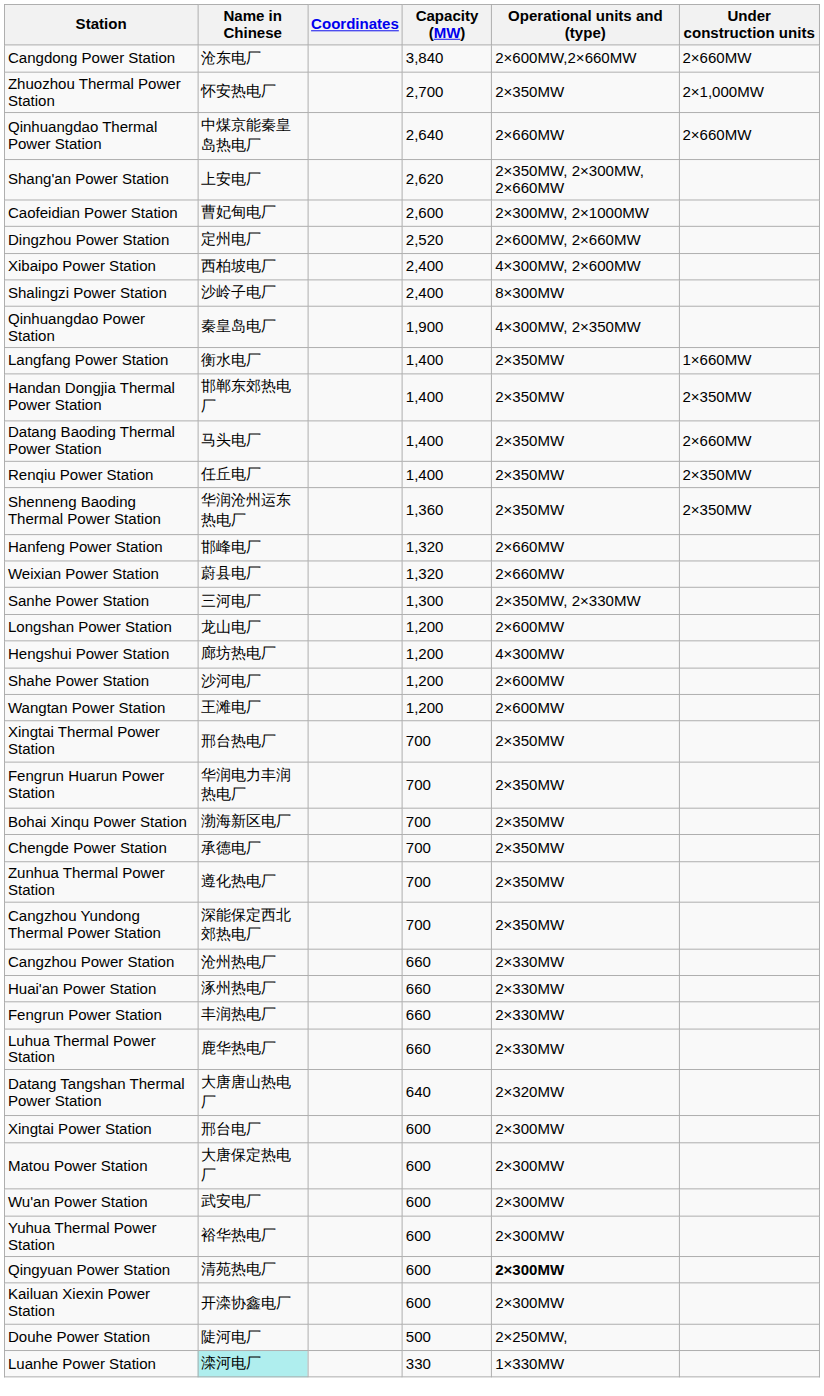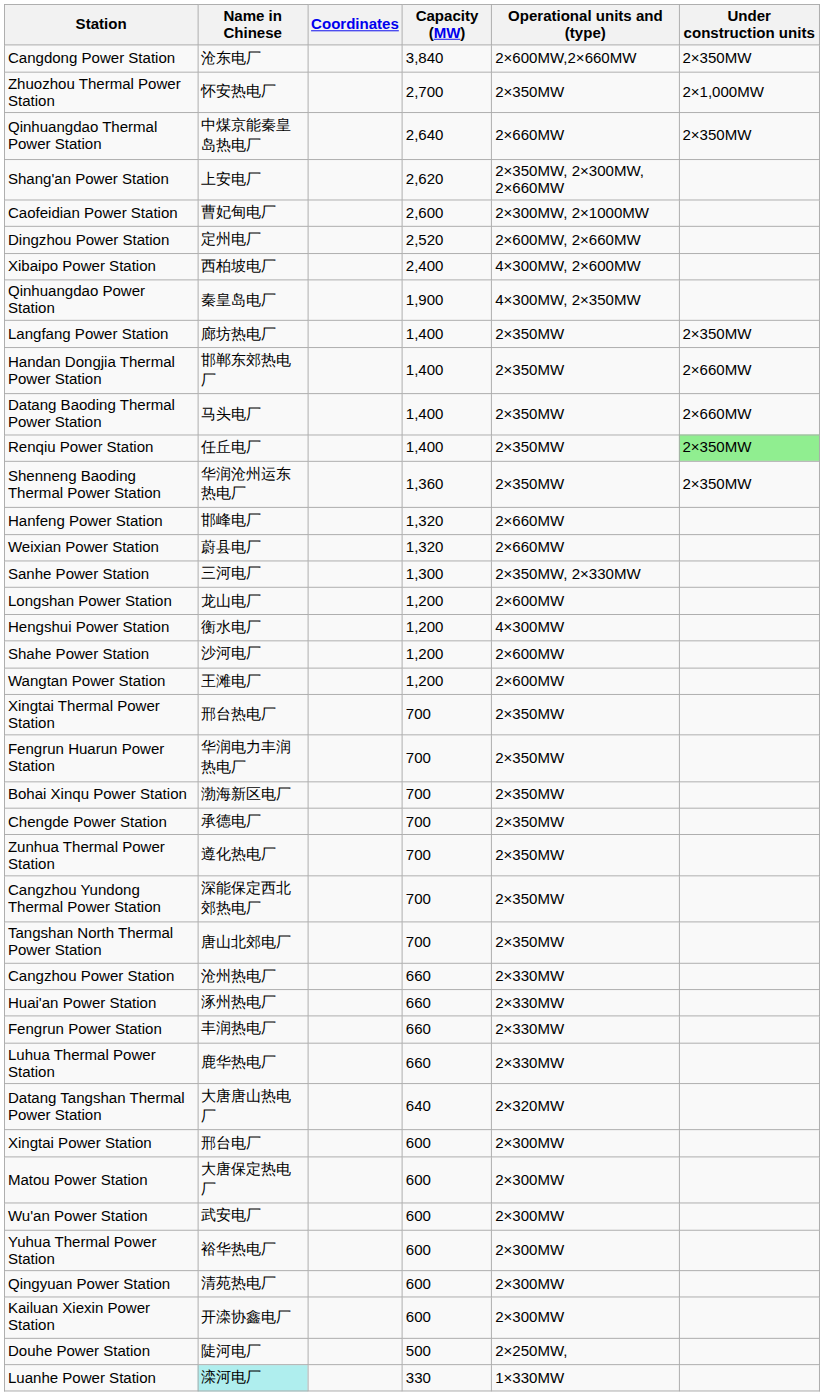(717, 58) 2×660MW -> (717, 58) 2×350MW
(717, 135) 2×660MW -> (717, 135) 2×350MW
- row: (87, 293)
(231, 360) 衡水电厂 -> (239, 333) 廊坊热电厂
(717, 360) 1×660MW -> (717, 334) 2×350MW
(717, 397) 2×350MW -> (717, 370) 2×660MW
(717, 474) no background -> (717, 447) lightgreen background
(239, 653) 廊坊热电厂 -> (231, 627) 衡水电厂
+ row: (91, 942)
(530, 1269) bold -> (530, 1283) normal
